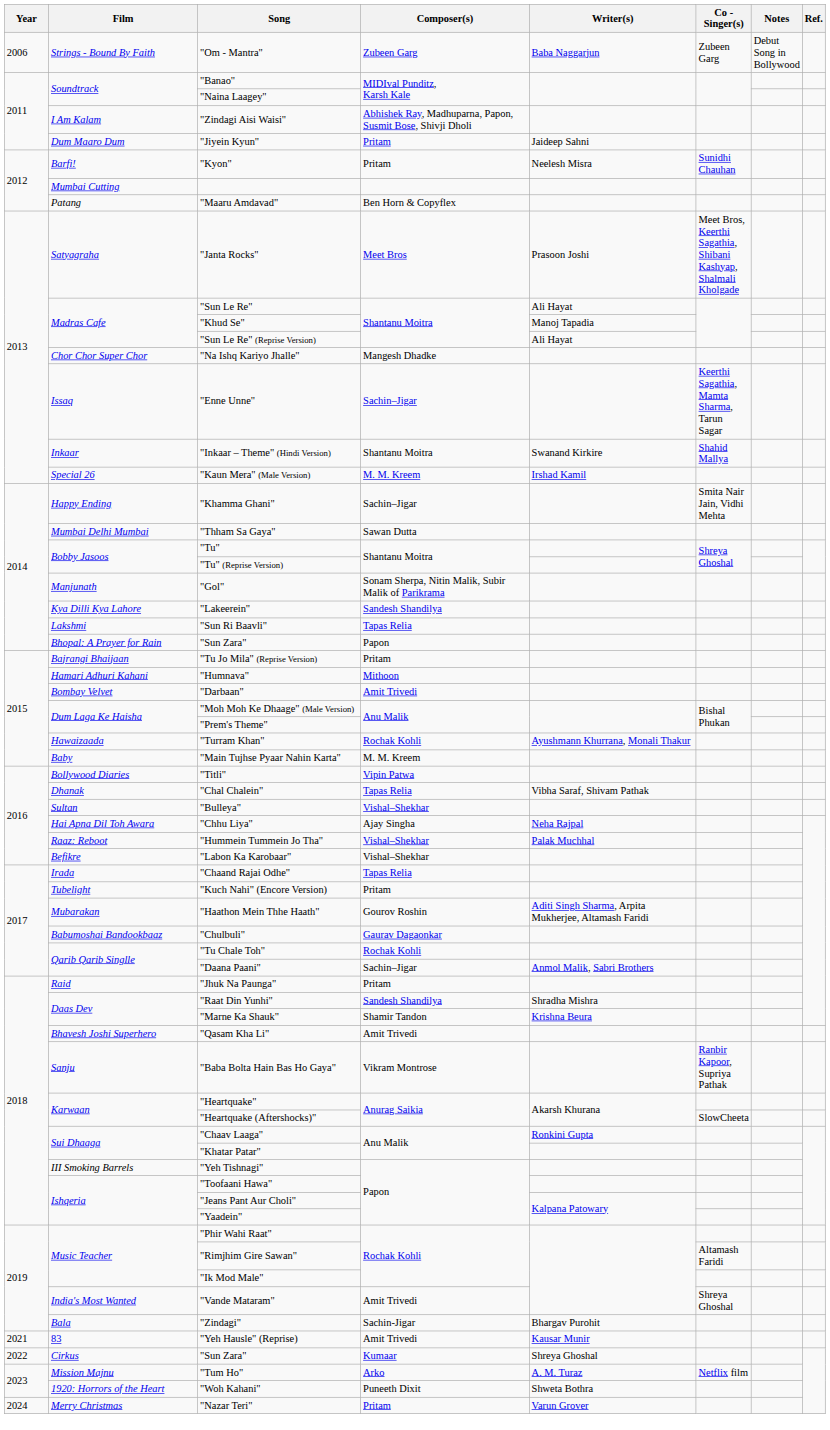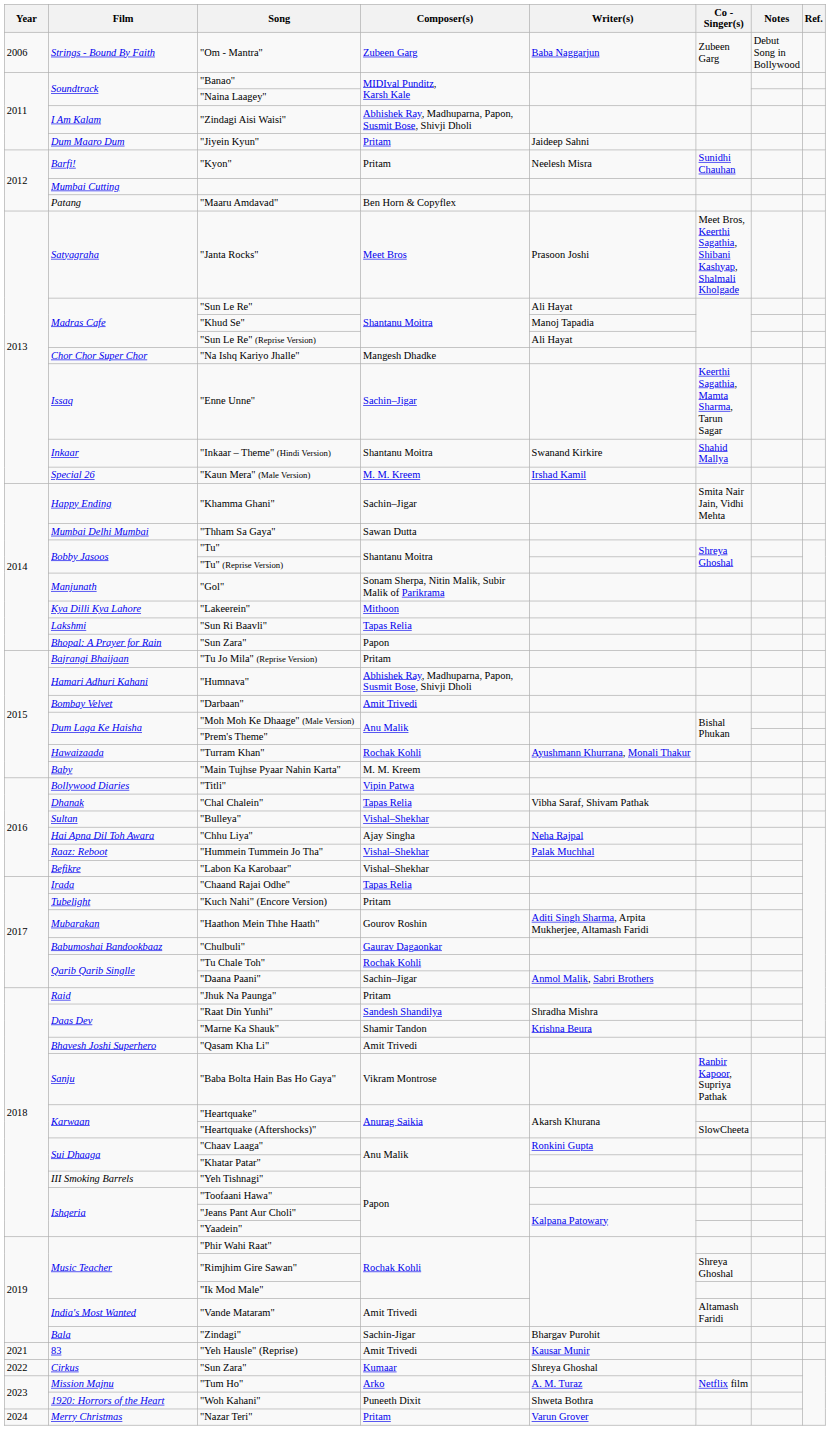(403, 609) Sandesh Shandilya -> (381, 609) Mithoon
(381, 675) Mithoon -> (438, 681) Abhishek Ray, Madhuparna, Papon, Susmit Bose, Shivji Dholi
(719, 1256) Altamash Faridi -> (716, 1267) Shreya Ghoshal
(716, 1300) Shreya Ghoshal -> (719, 1312) Altamash Faridi
